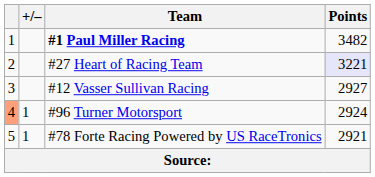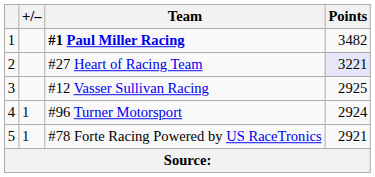(353, 88) 2927 -> (353, 88) 2925
(12, 112) lightsalmon background -> (12, 112) no background
